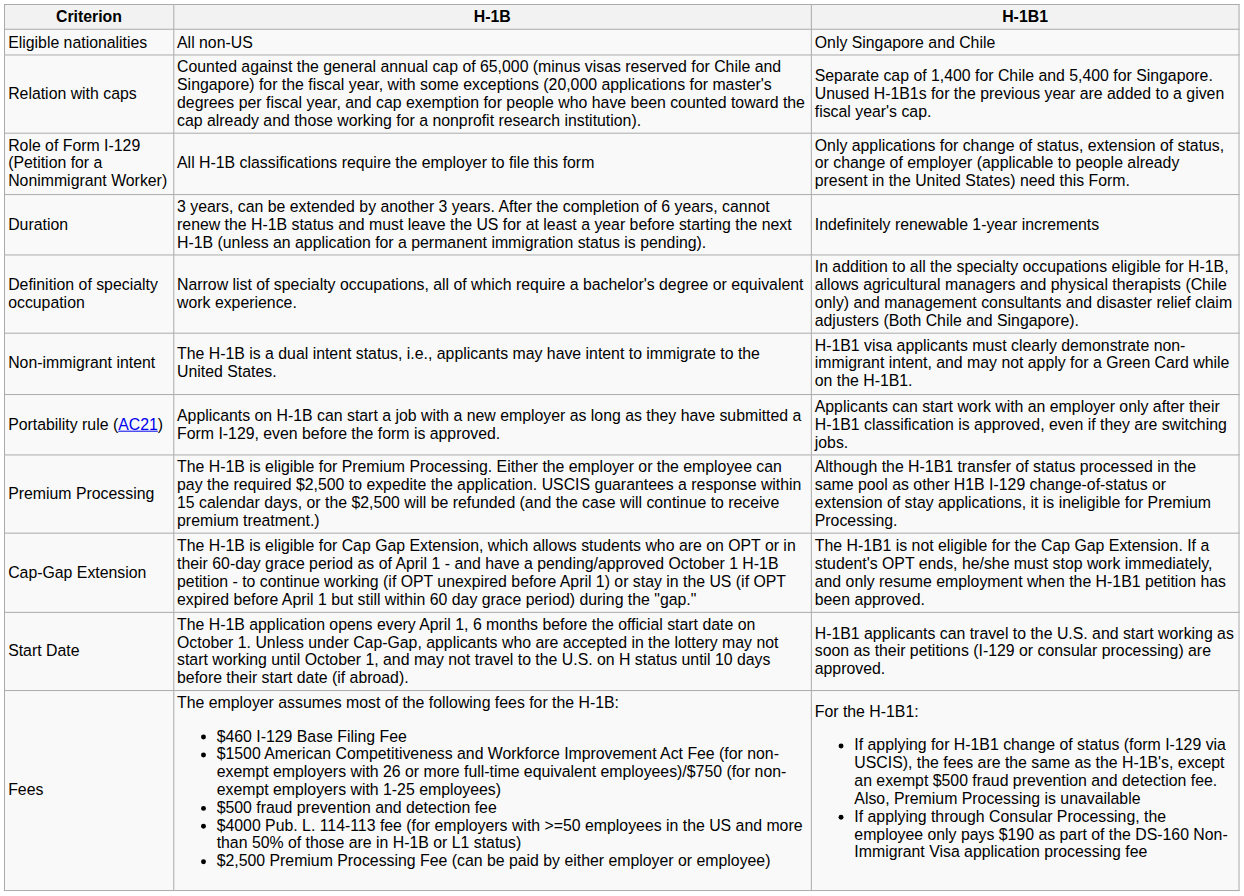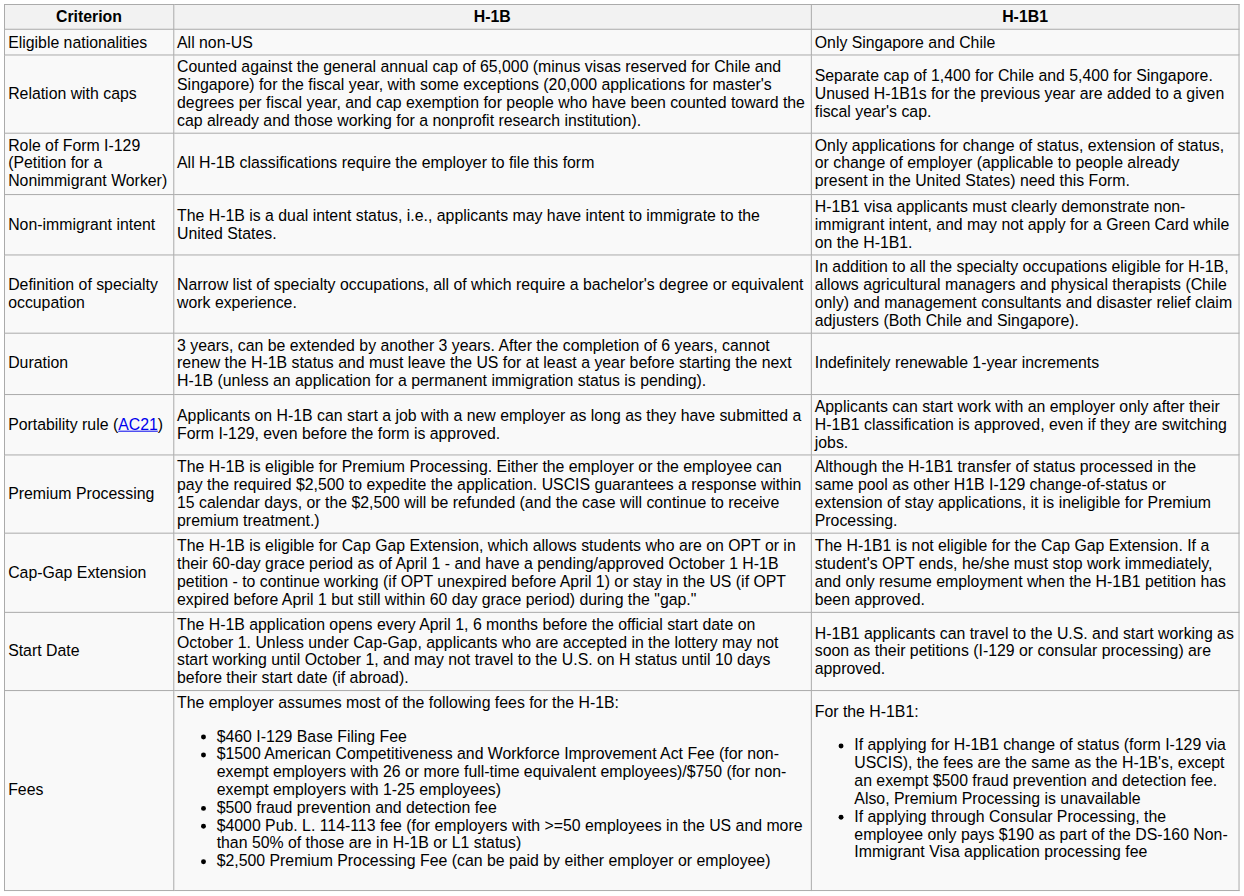rows swapped: (38, 224) <-> (82, 363)
